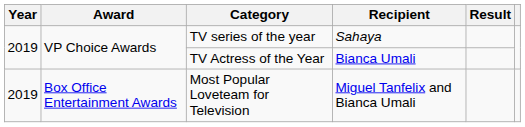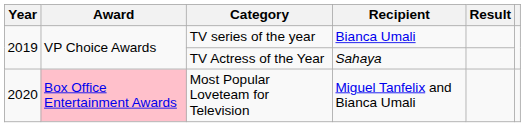(359, 36) Sahaya -> (376, 36) Bianca Umali
(376, 58) Bianca Umali -> (359, 58) Sahaya
(23, 95) 2019 -> (23, 95) 2020
(110, 95) no background -> (110, 95) pink background
